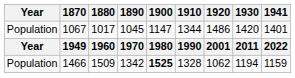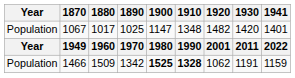(132, 30) 1045 -> (132, 30) 1025
(189, 30) 1344 -> (189, 30) 1348
(218, 30) 1486 -> (218, 30) 1482
(189, 64) normal -> (189, 64) bold
(247, 64) 1194 -> (247, 64) 1191
